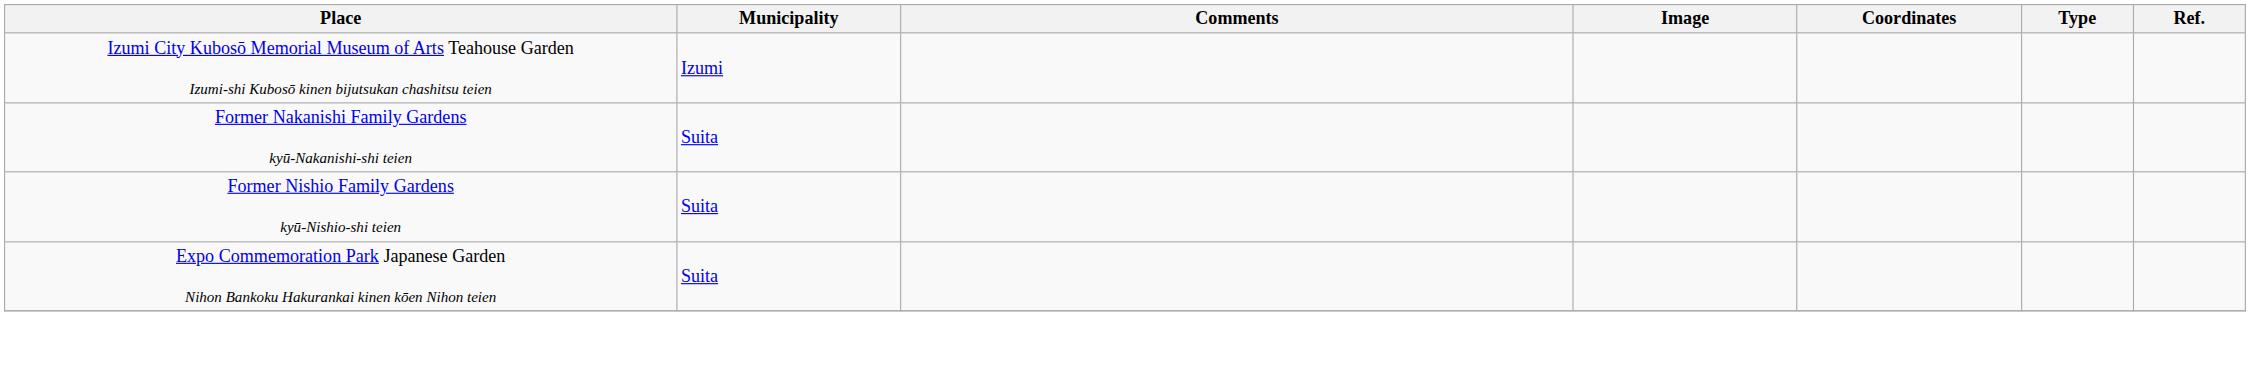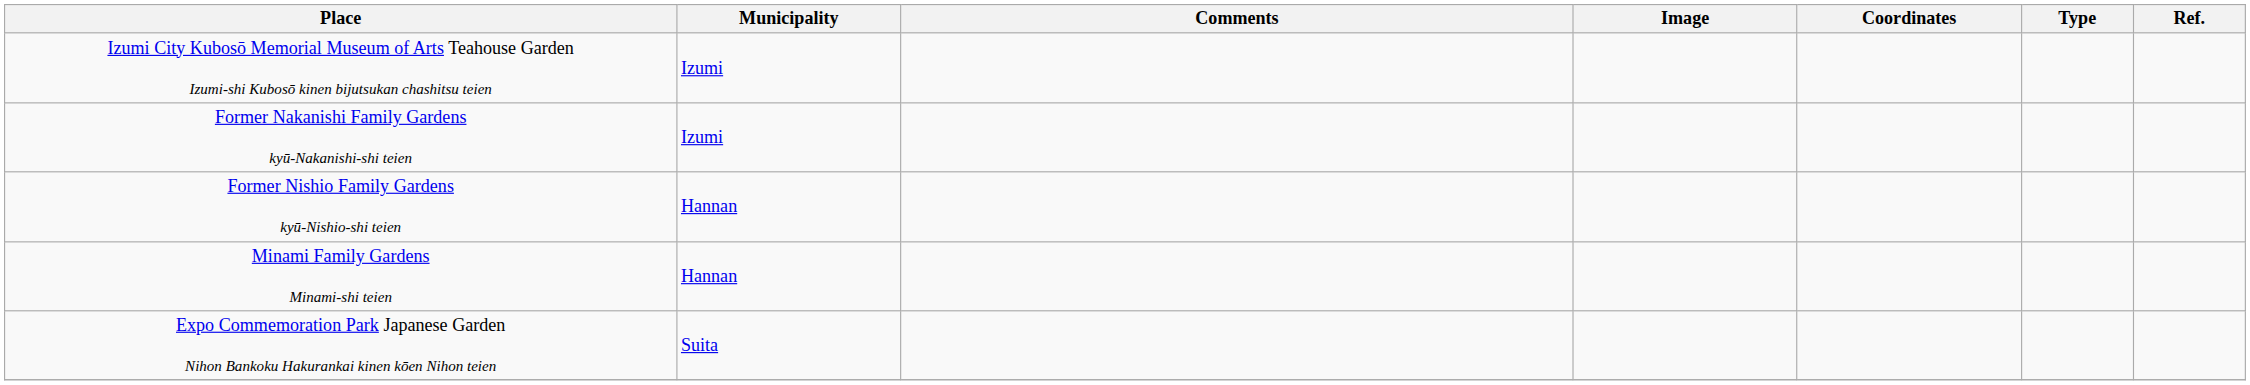(700, 137) Suita -> (702, 137) Izumi
(700, 206) Suita -> (709, 206) Hannan
+ row: (341, 275)
